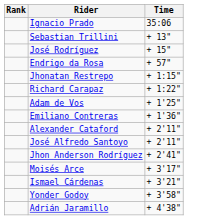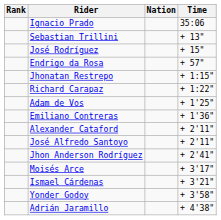+ column: (161, 11)
